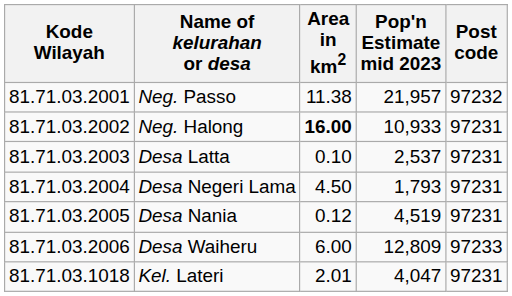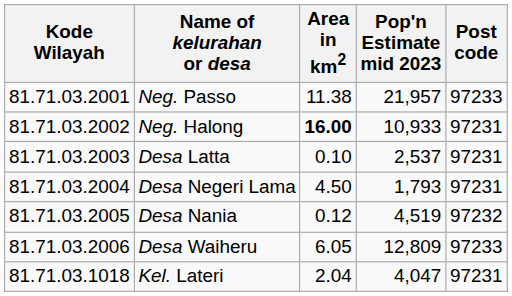(476, 97) 97232 -> (476, 97) 97233
(476, 216) 97231 -> (476, 216) 97232
(333, 246) 6.00 -> (333, 246) 6.05
(333, 276) 2.01 -> (333, 276) 2.04
